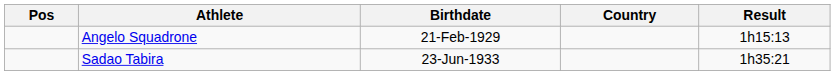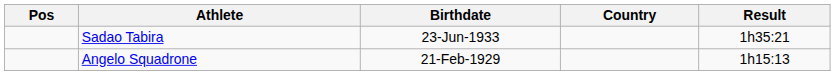rows swapped: (139, 37) <-> (123, 59)
